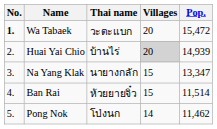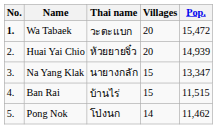(105, 52) บ้านไร่ -> (113, 52) ห้วยยายจิ๋ว
(148, 51) lightgrey background -> (148, 51) no background
(113, 93) ห้วยยายจิ๋ว -> (105, 93) บ้านไร่
(196, 93) 11,514 -> (196, 93) 11,515
